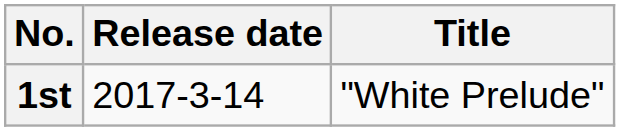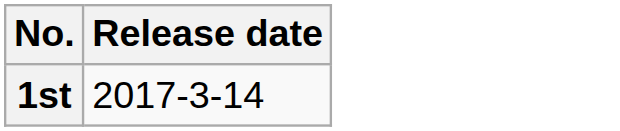- column: (472, 34)
